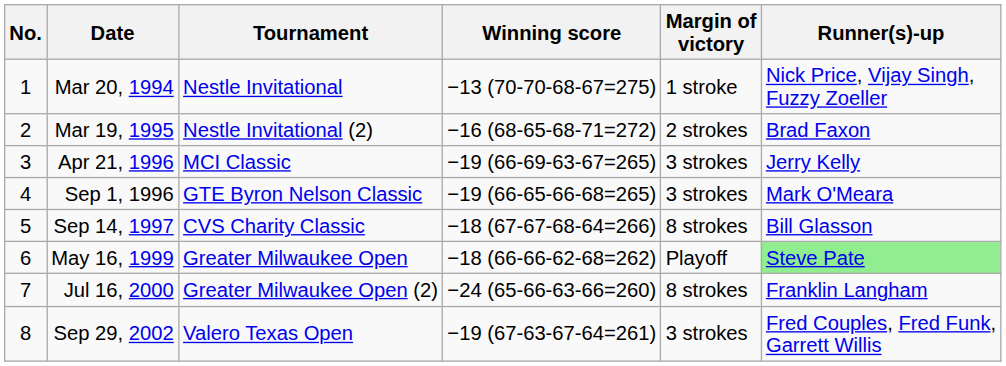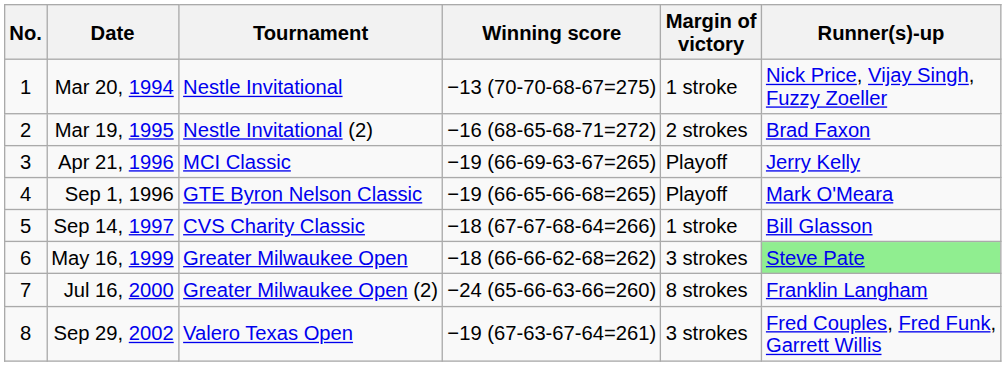(707, 162) 3 strokes -> (696, 162) Playoff
(707, 194) 3 strokes -> (696, 194) Playoff
(707, 226) 8 strokes -> (702, 226) 1 stroke
(696, 258) Playoff -> (707, 258) 3 strokes
